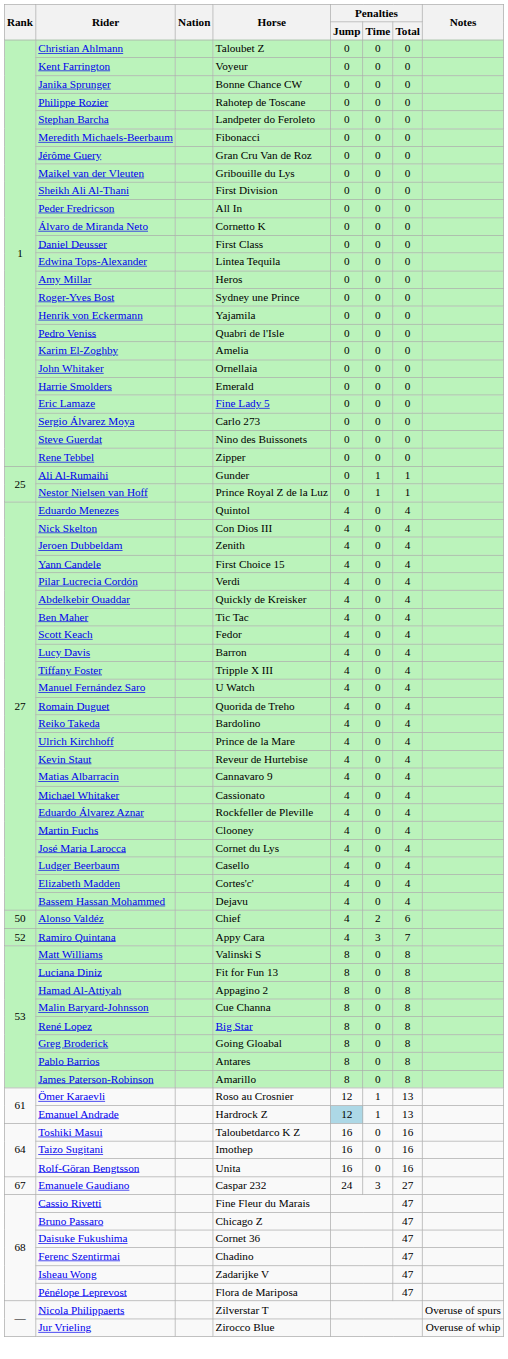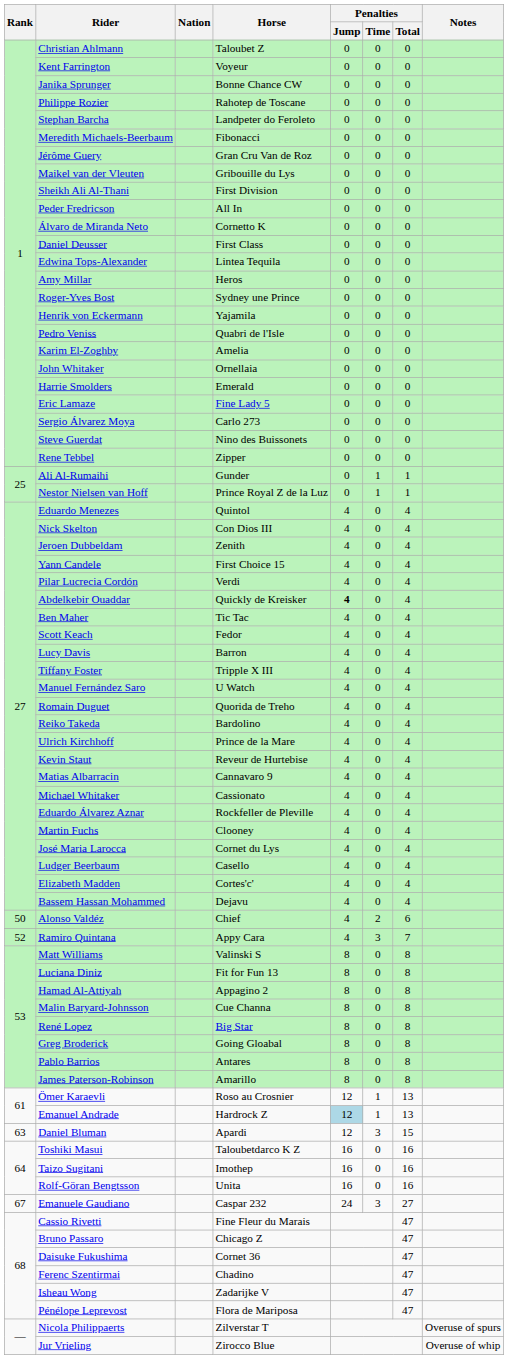(347, 599) normal -> (347, 599) bold
+ row: (72, 1132)
